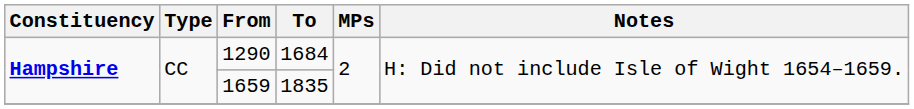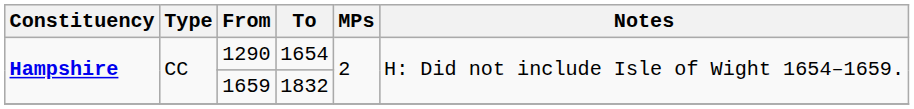(304, 54) 1684 -> (304, 54) 1654
(304, 87) 1835 -> (304, 87) 1832
